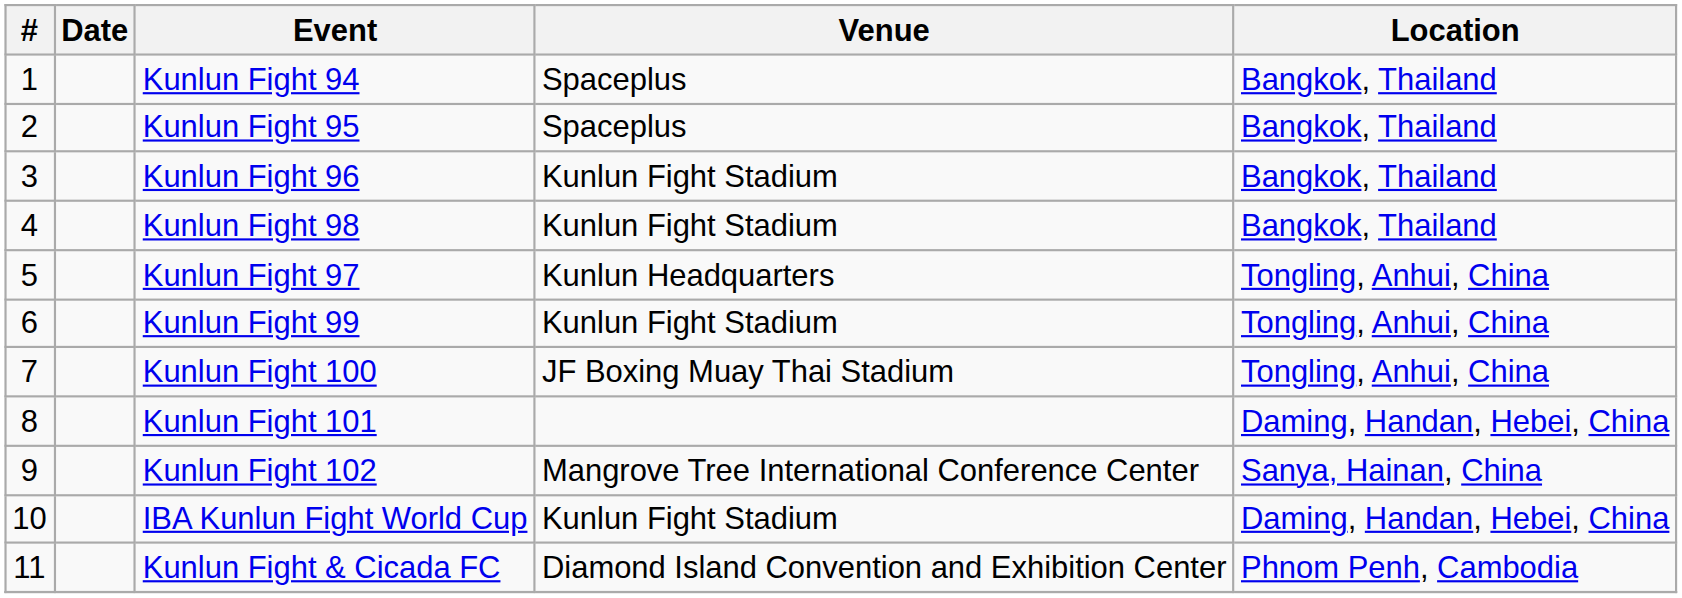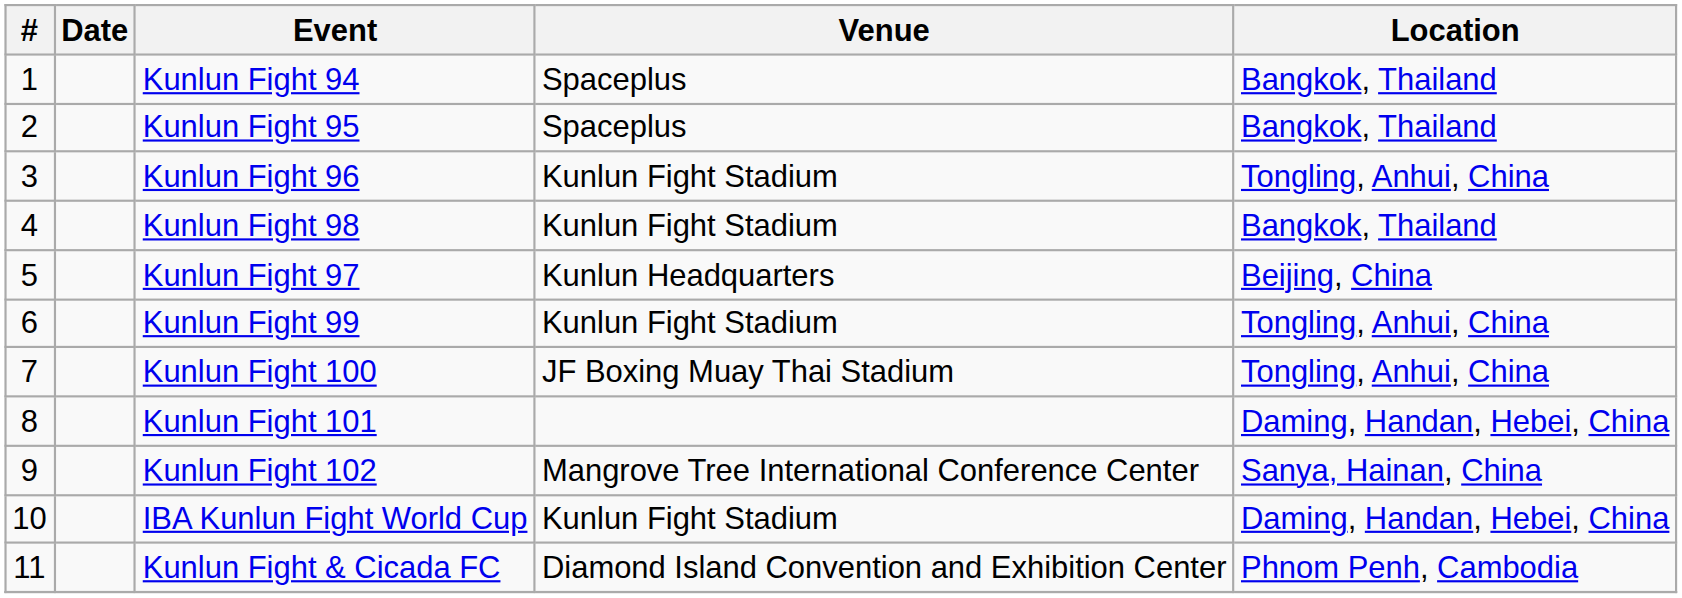(1369, 177) Bangkok, Thailand -> (1395, 177) Tongling, Anhui, China
(1395, 274) Tongling, Anhui, China -> (1336, 274) Beijing, China
